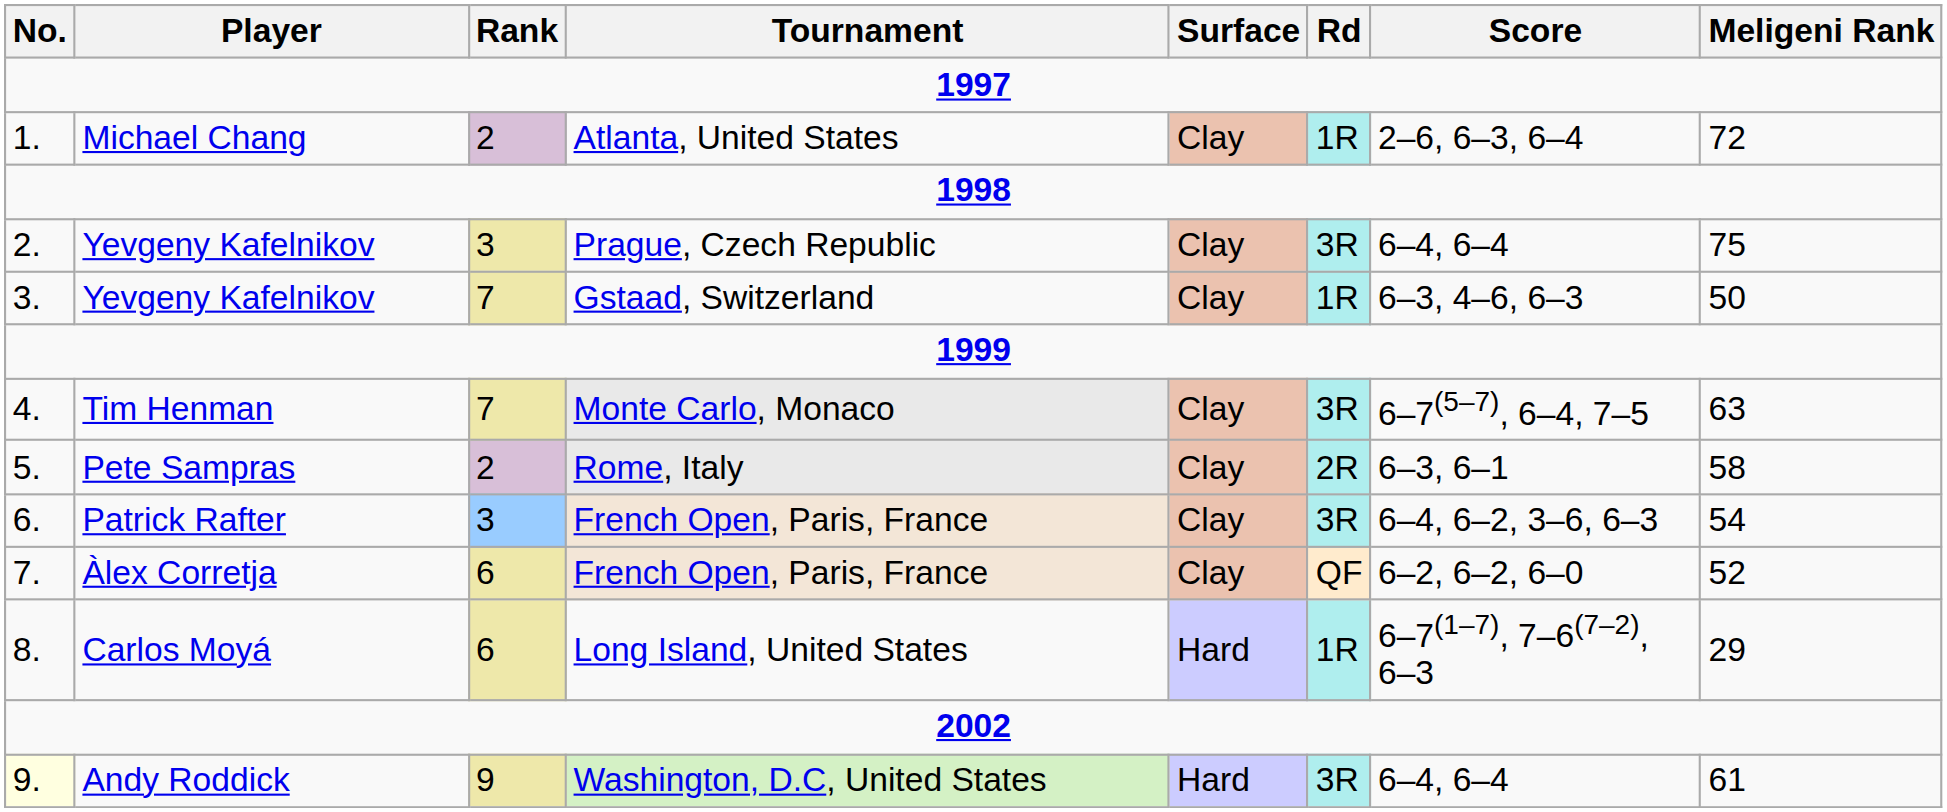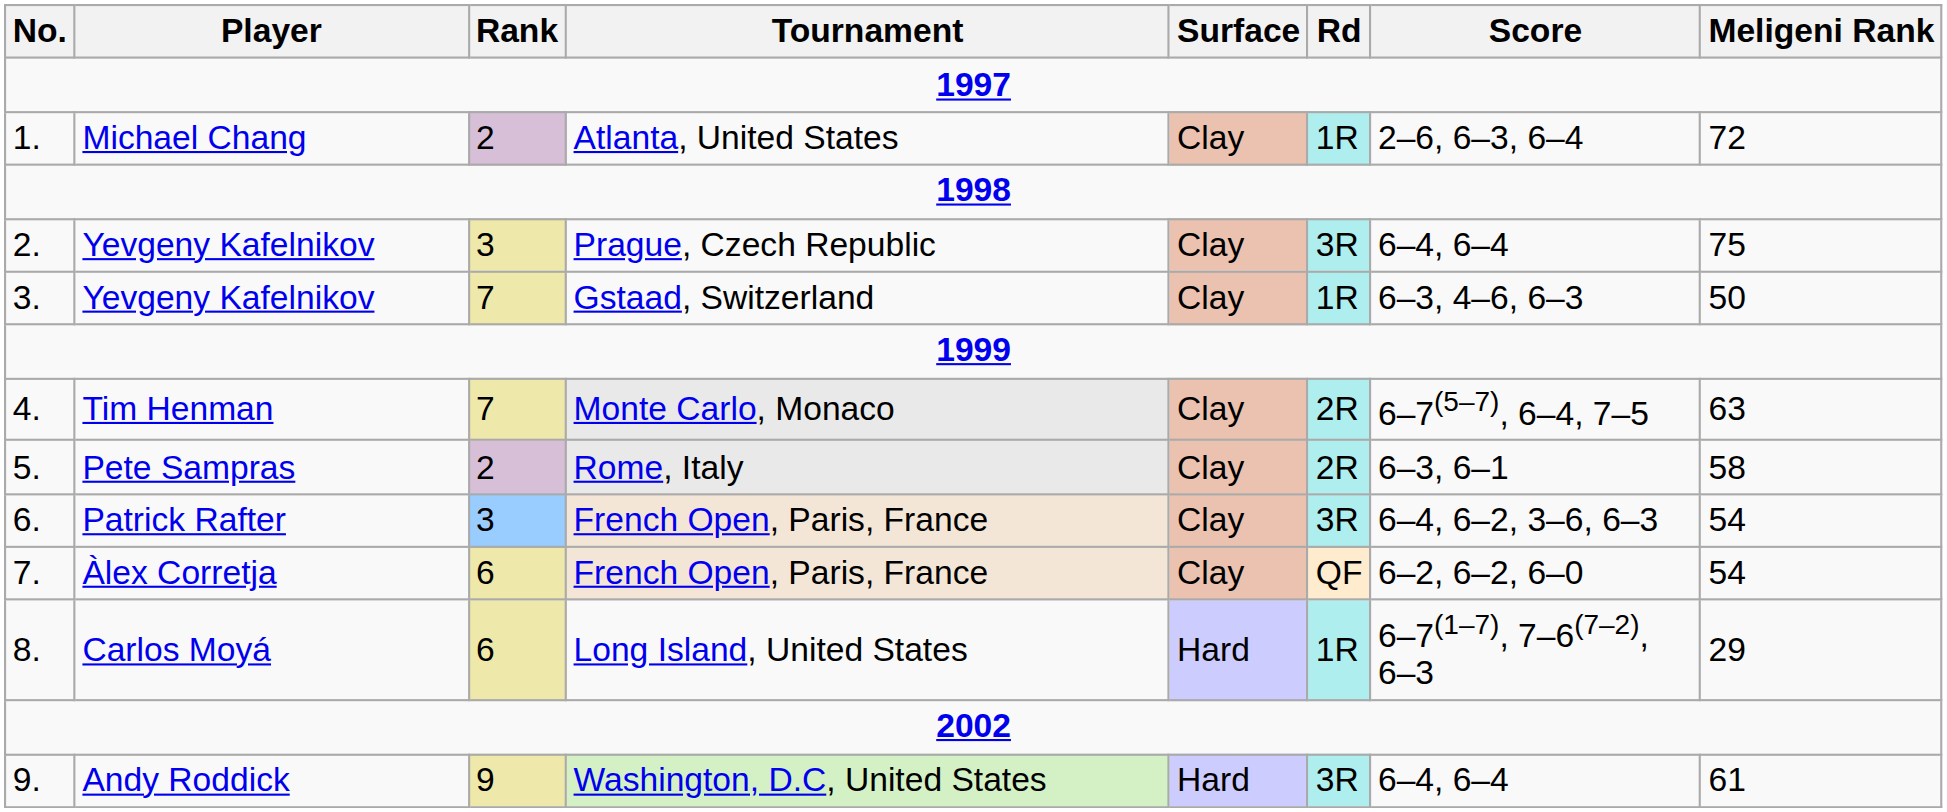(1337, 408) 3R -> (1337, 408) 2R
(1727, 573) 52 -> (1727, 573) 54
(27, 779) lightyellow background -> (27, 779) no background
